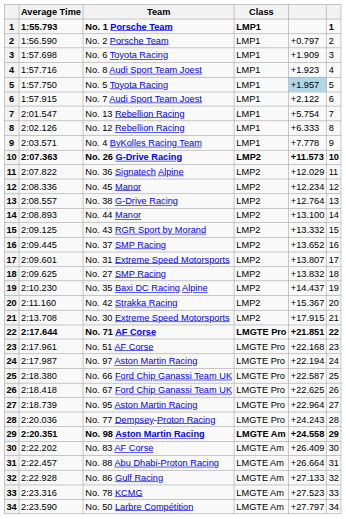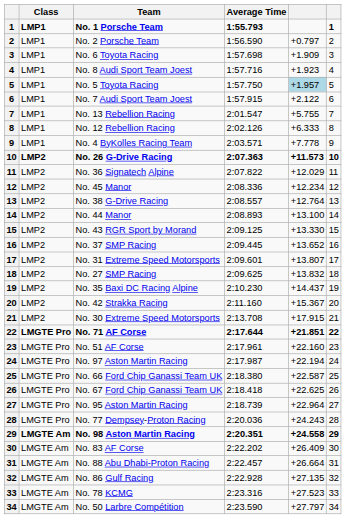columns swapped: (261, 12) <-> (51, 12)
(305, 114) +5.754 -> (305, 114) +5.755
(308, 230) +13.332 -> (308, 230) +13.330
(308, 347) +22.168 -> (308, 347) +22.160
(308, 478) +27.133 -> (308, 478) +27.135
